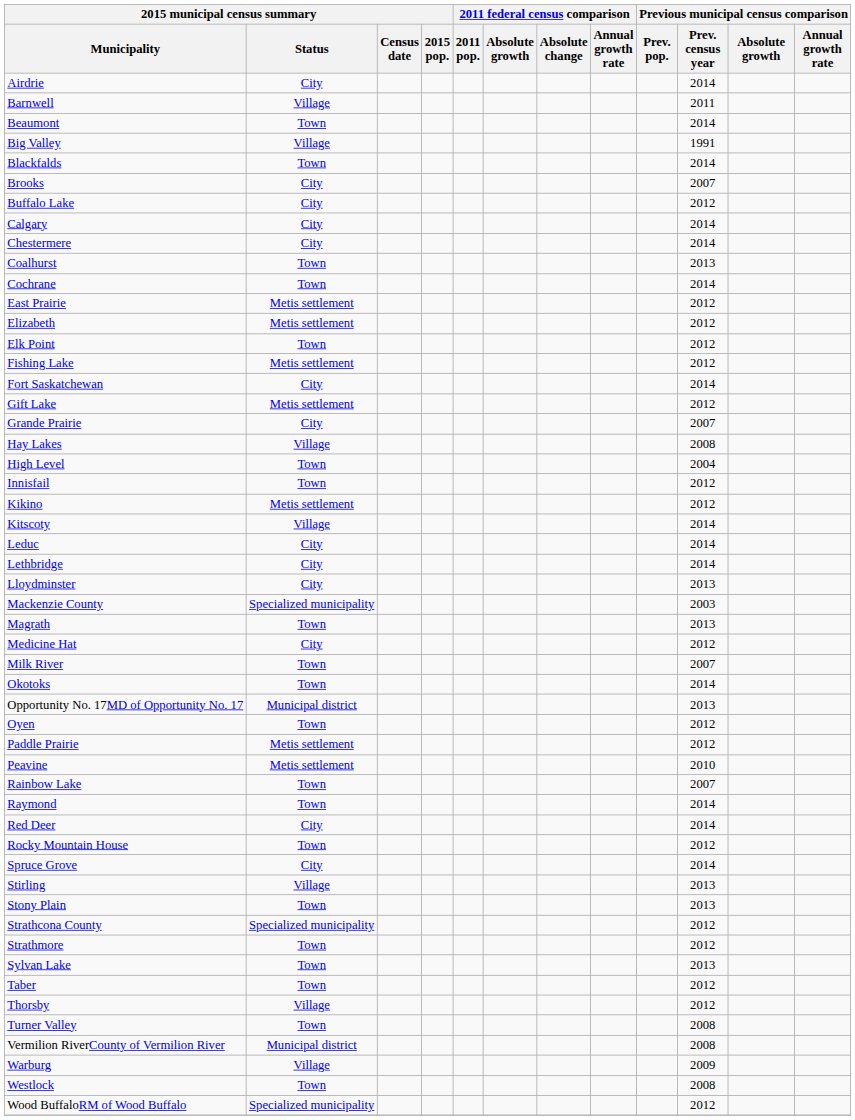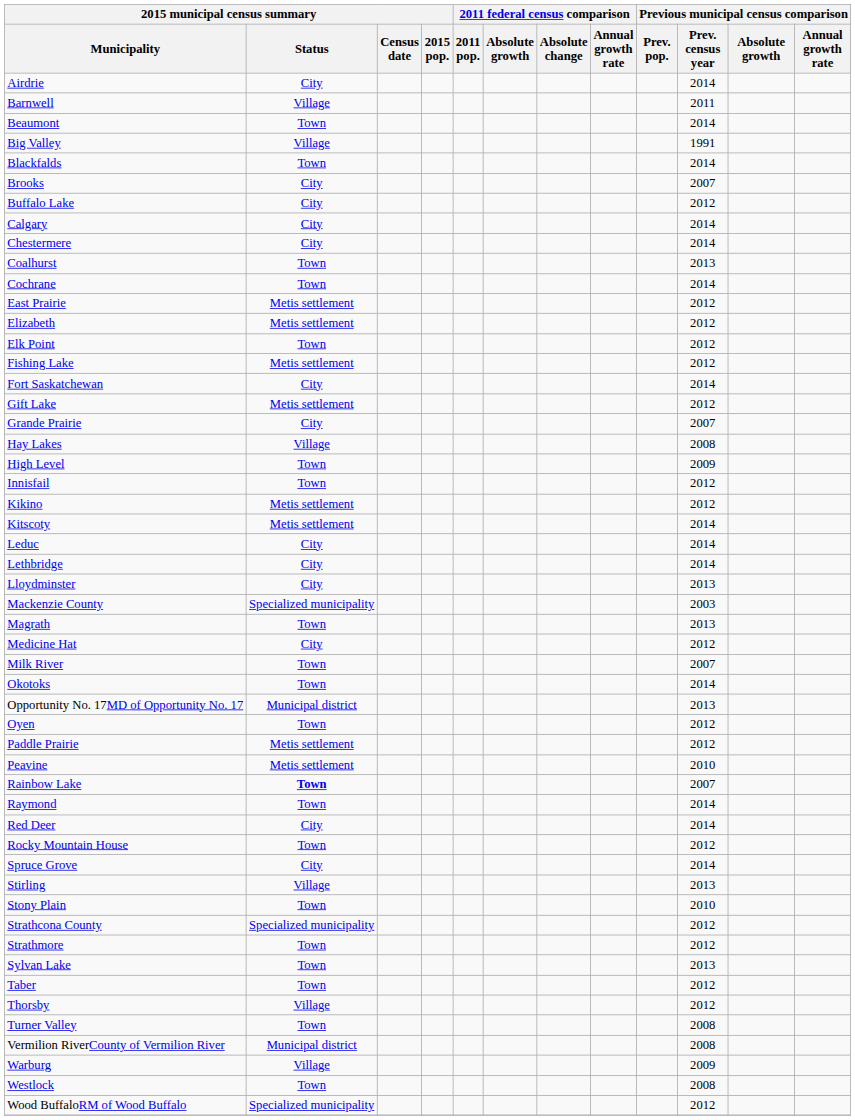(703, 463) 2004 -> (703, 463) 2009
(312, 524) Village -> (312, 524) Metis settlement
(312, 784) normal -> (312, 784) bold
(703, 904) 2013 -> (703, 904) 2010
